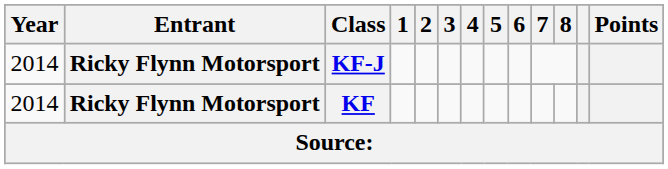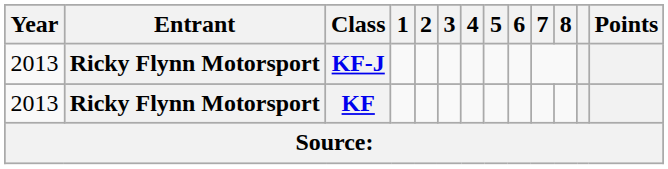(34, 63) 2014 -> (34, 63) 2013
(34, 102) 2014 -> (34, 102) 2013
